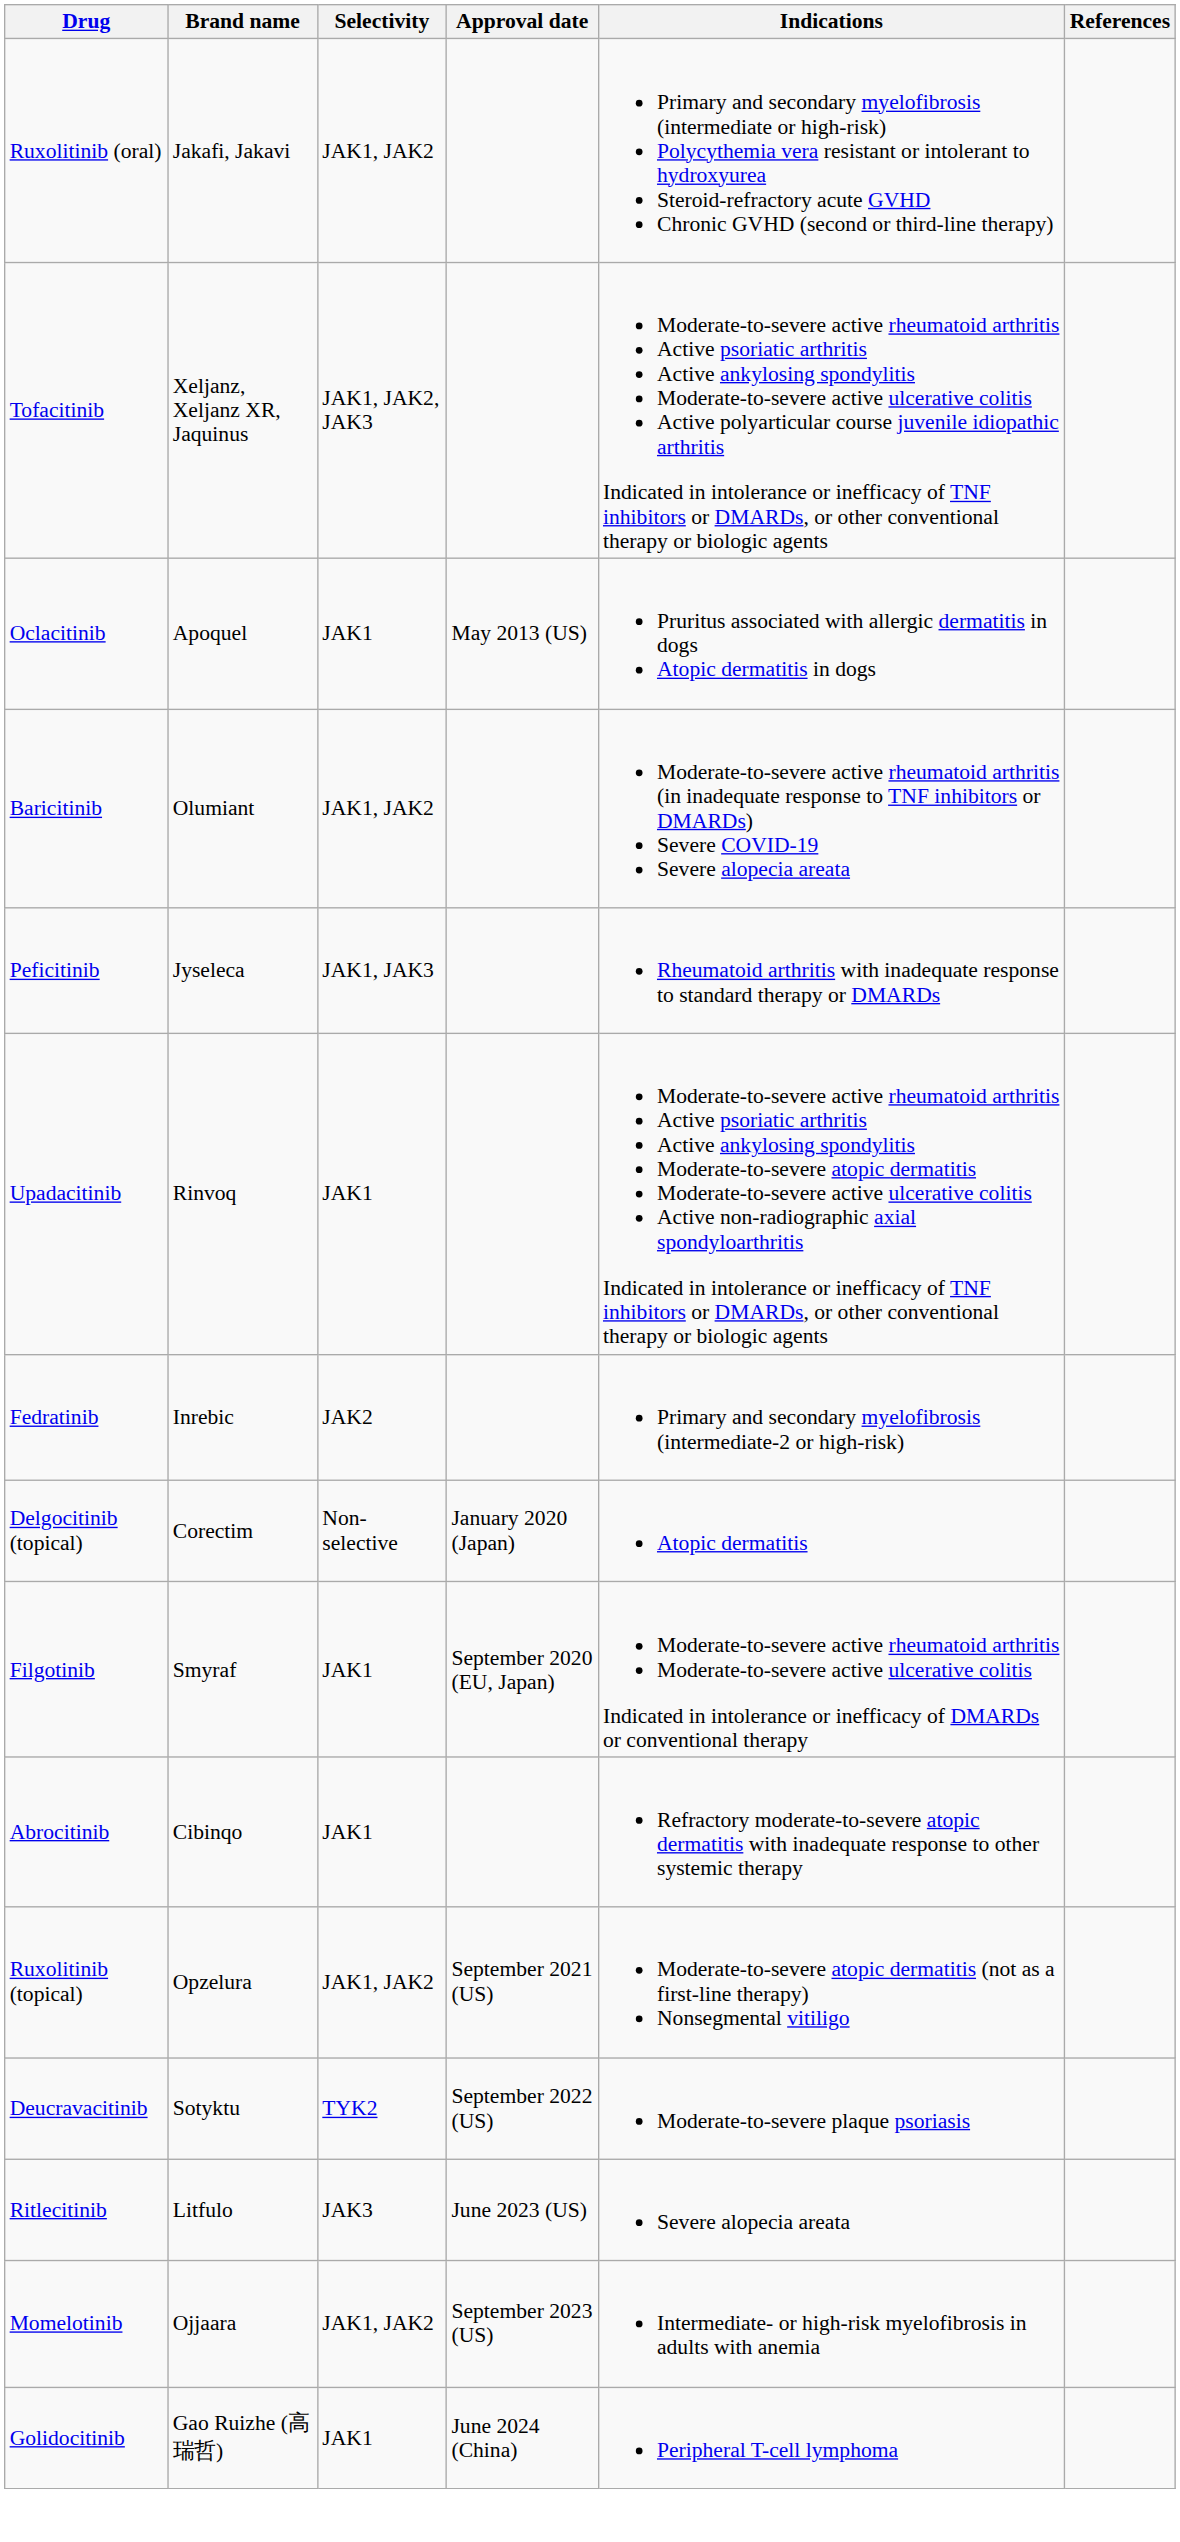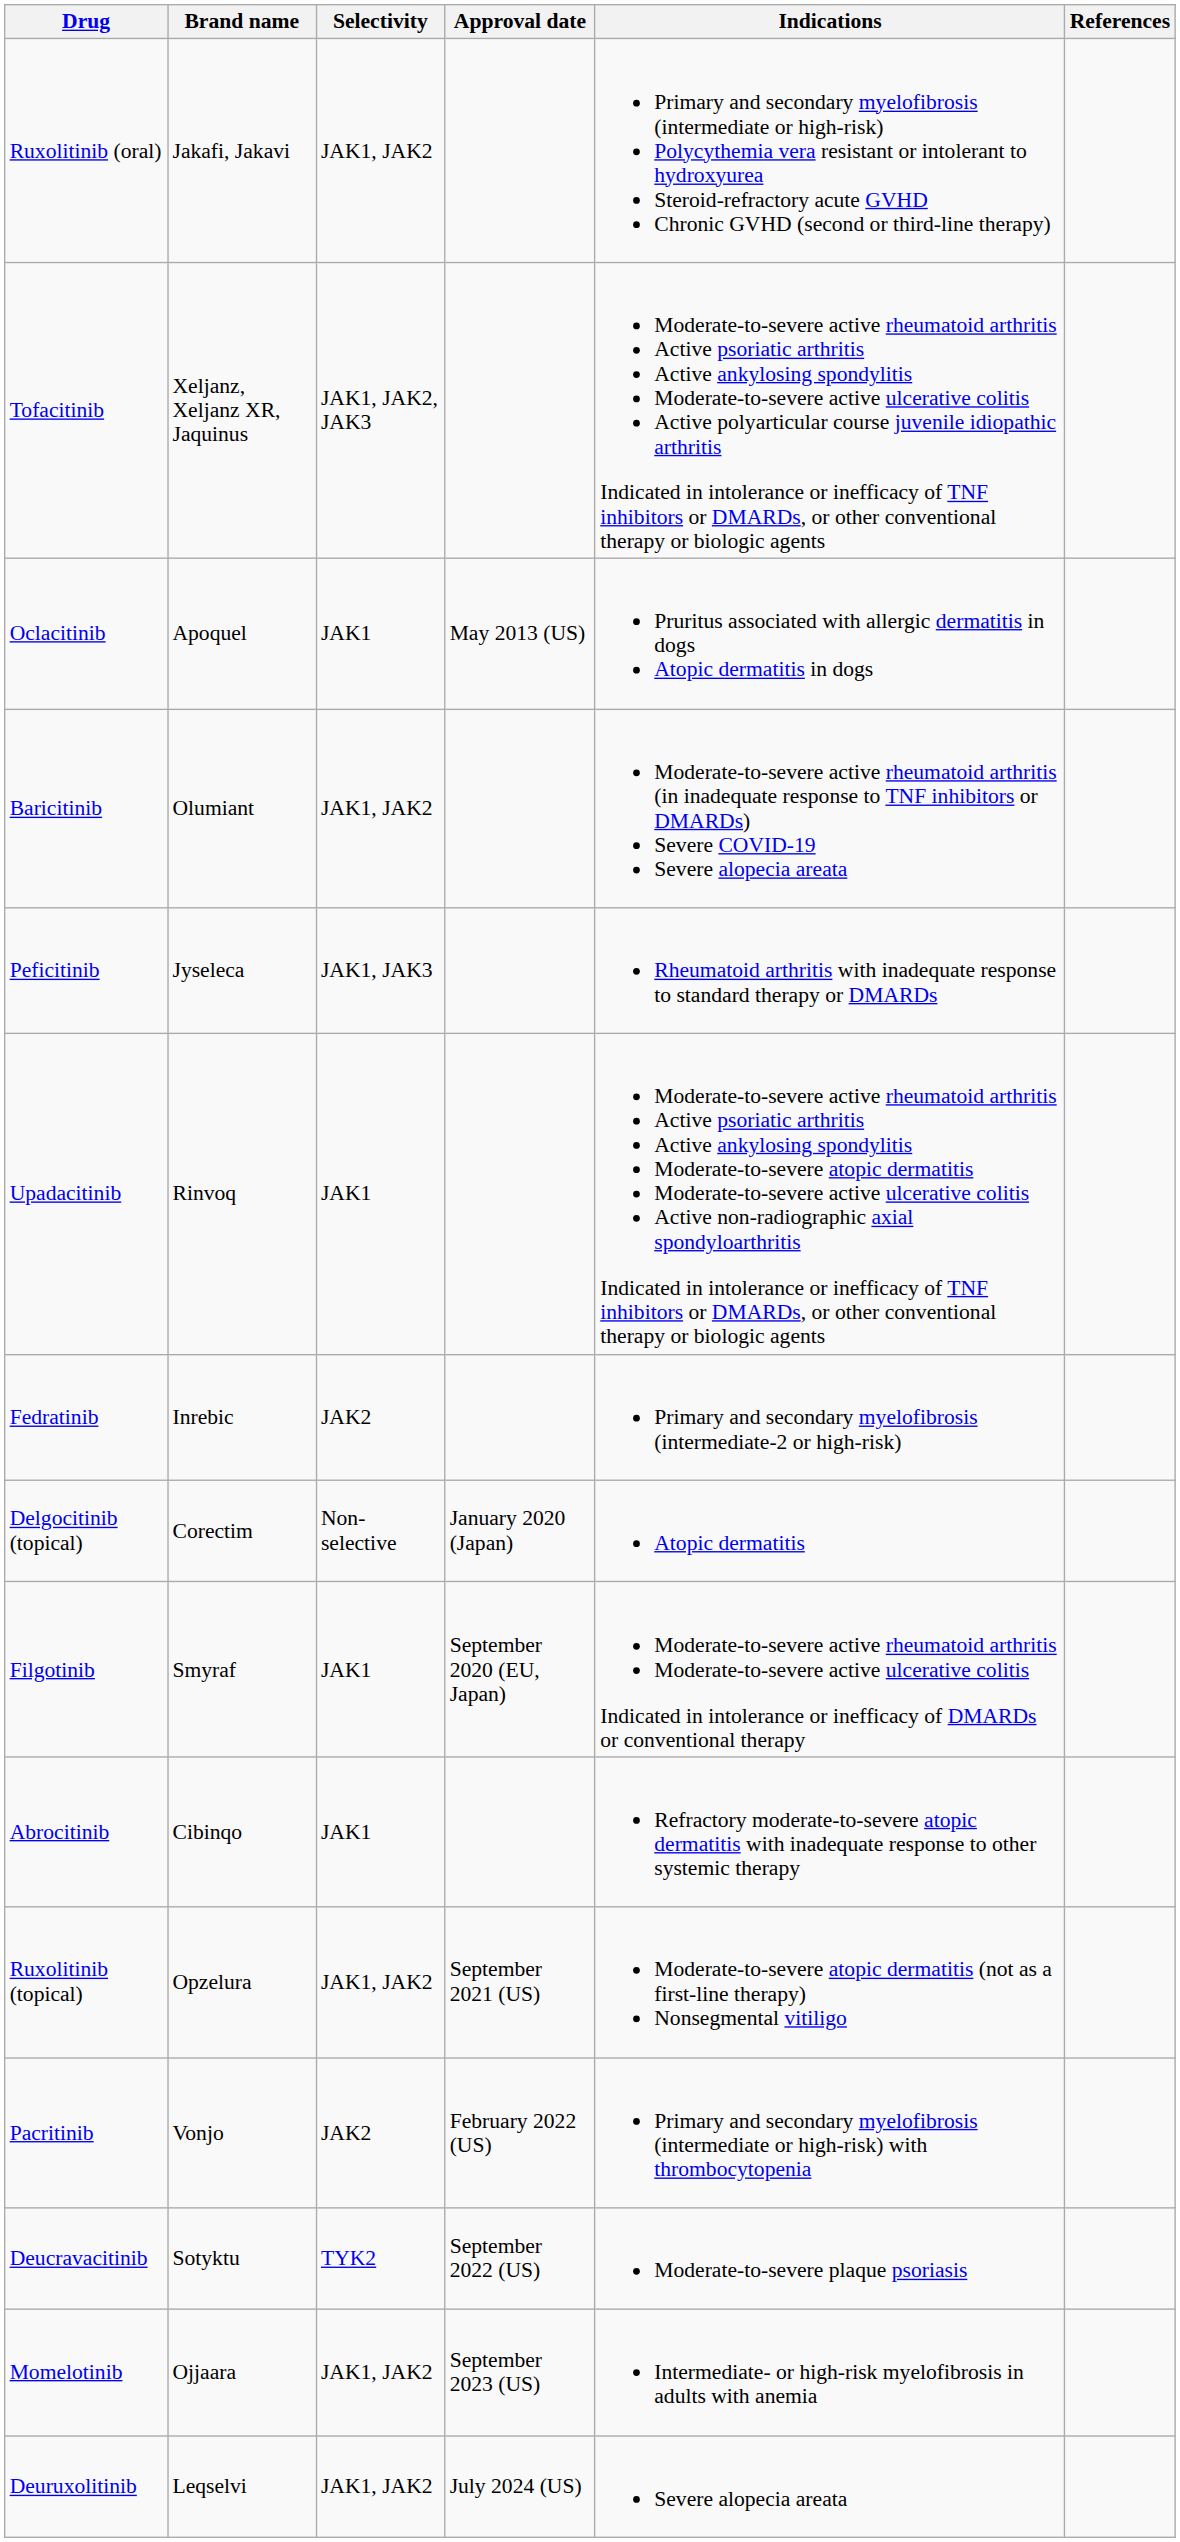+ row: (52, 2132)
- row: (58, 2209)
- row: (67, 2437)
+ row: (73, 2486)
